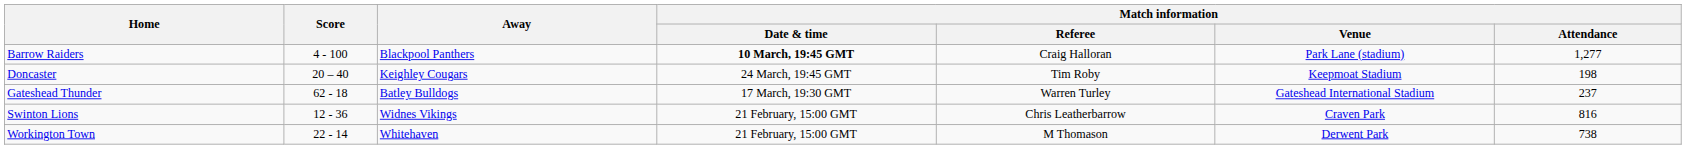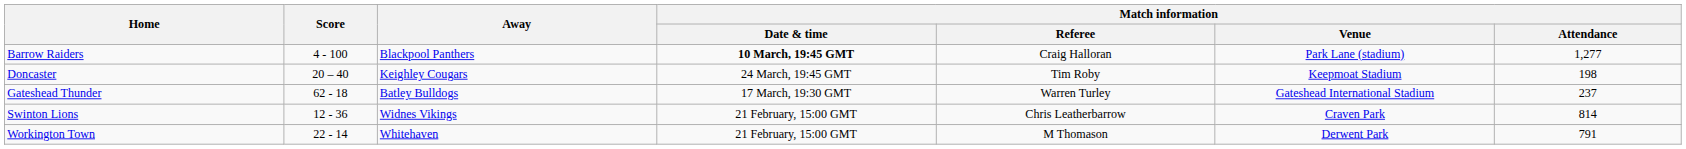(1588, 113) 816 -> (1588, 113) 814
(1588, 133) 738 -> (1588, 133) 791
